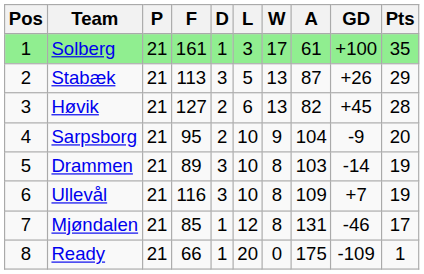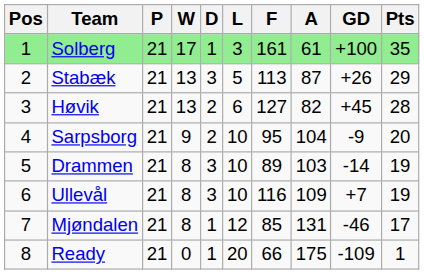columns swapped: (277, 19) <-> (191, 19)
